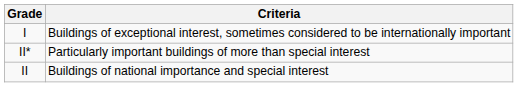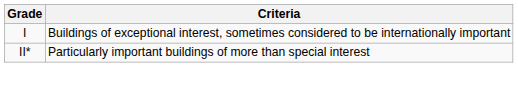- row: (25, 71)
